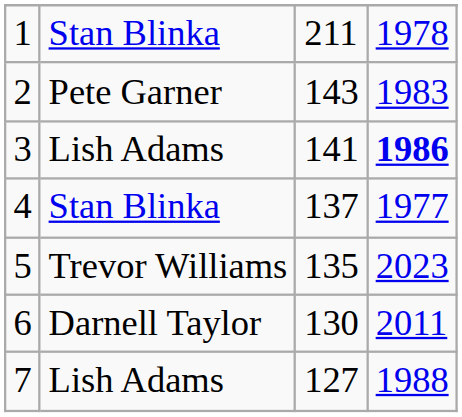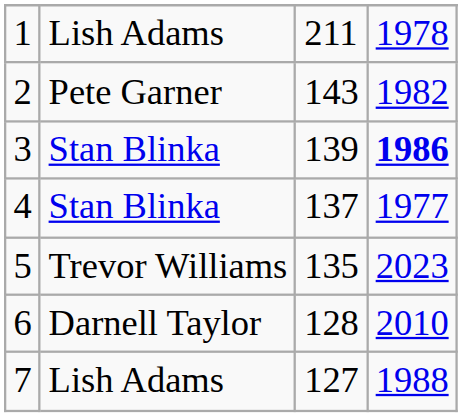(134, 33) Stan Blinka -> (136, 33) Lish Adams
(412, 91) 1983 -> (412, 91) 1982
(136, 149) Lish Adams -> (134, 149) Stan Blinka
(332, 149) 141 -> (332, 149) 139
(332, 322) 130 -> (332, 322) 128
(411, 322) 2011 -> (412, 322) 2010
